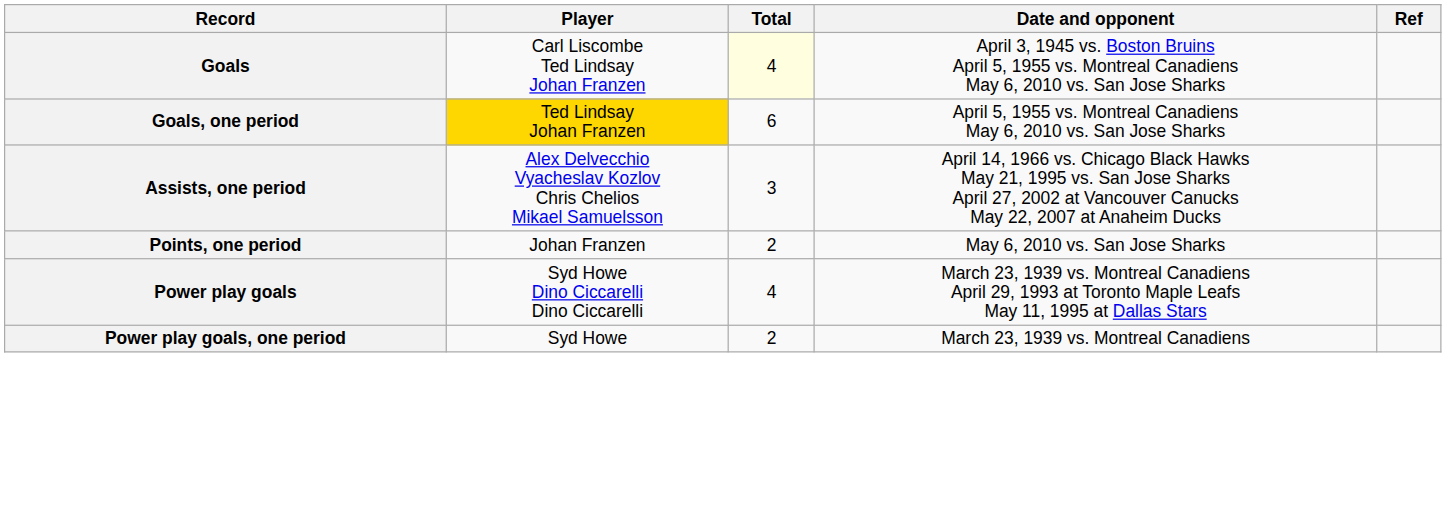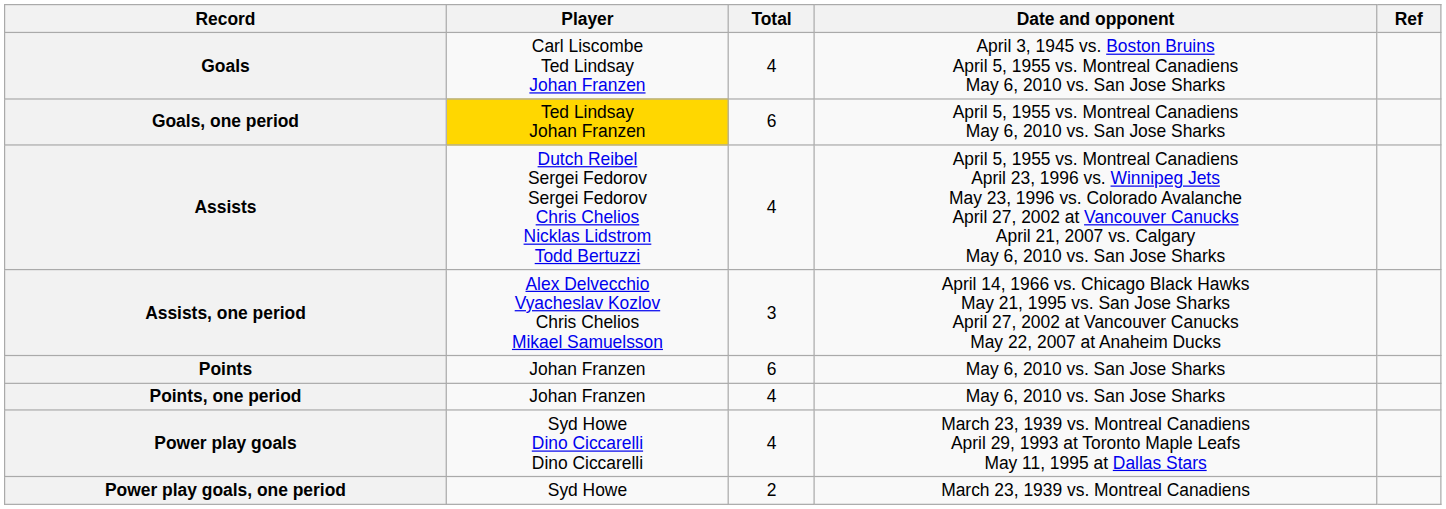(772, 66) lightyellow background -> (772, 66) no background
+ row: (225, 208)
+ row: (225, 369)
(772, 245) 2 -> (772, 397) 4
